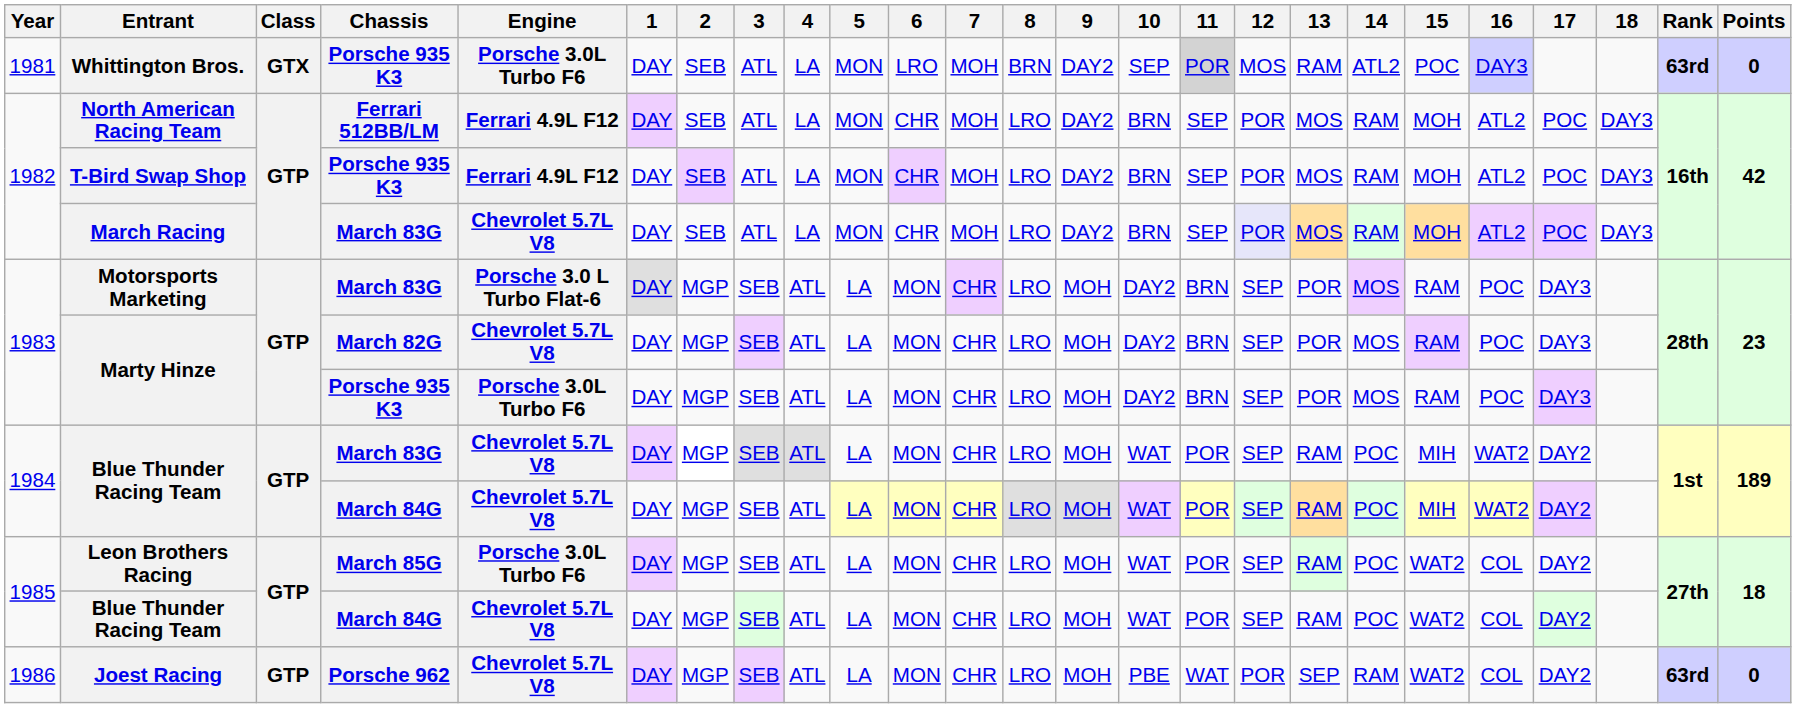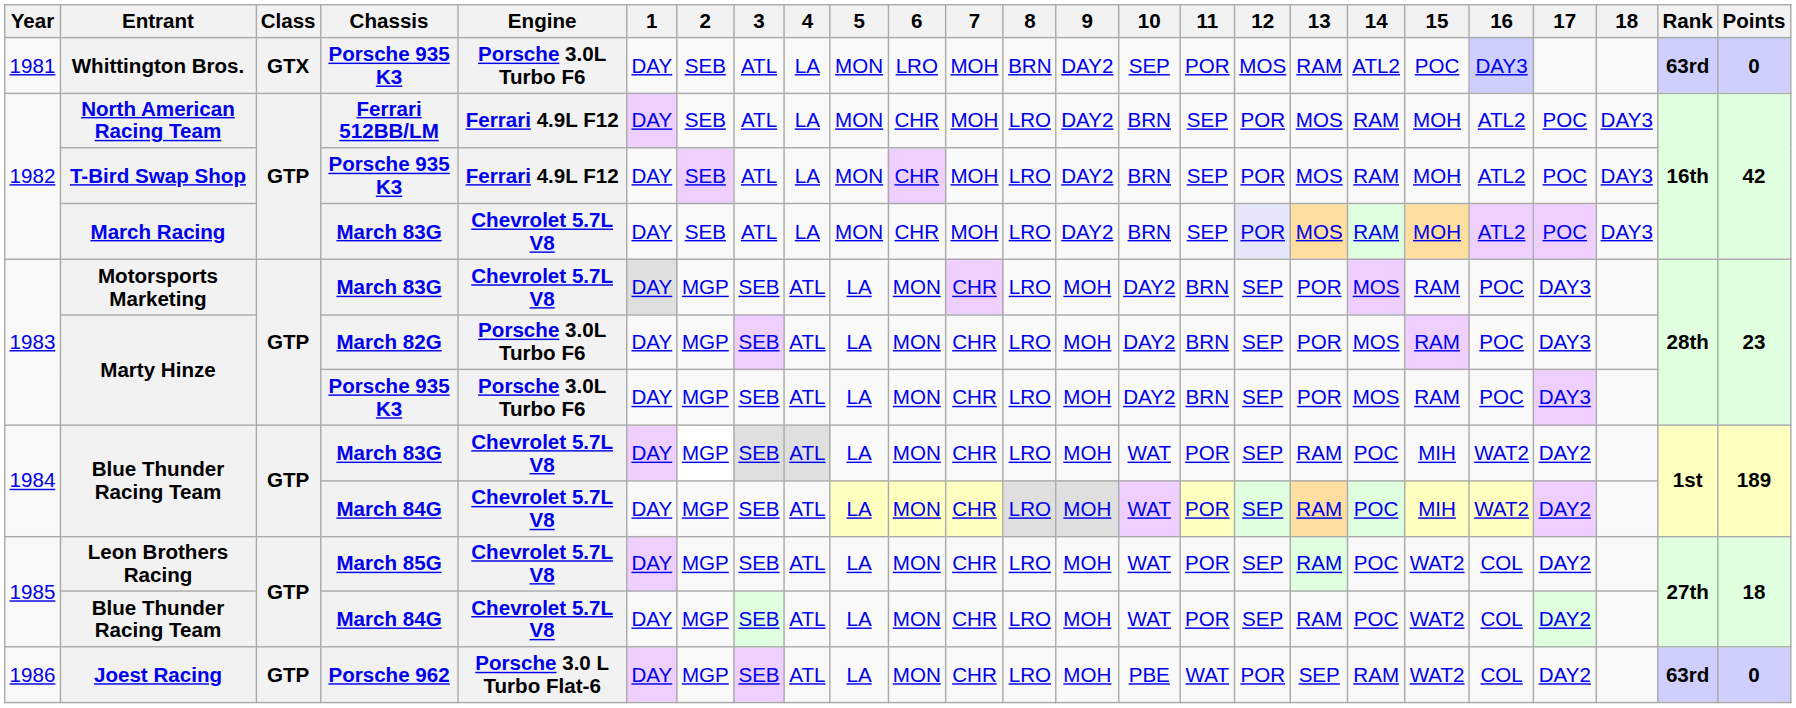(1207, 65) lightgrey background -> (1207, 65) no background
(542, 287) Porsche 3.0 L Turbo Flat-6 -> (542, 287) Chevrolet 5.7L V8
(542, 342) Chevrolet 5.7L V8 -> (542, 342) Porsche 3.0L Turbo F6
(542, 564) Porsche 3.0L Turbo F6 -> (542, 564) Chevrolet 5.7L V8
(542, 675) Chevrolet 5.7L V8 -> (542, 675) Porsche 3.0 L Turbo Flat-6
